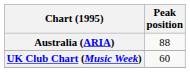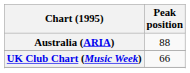(165, 59) 60 -> (165, 59) 66
